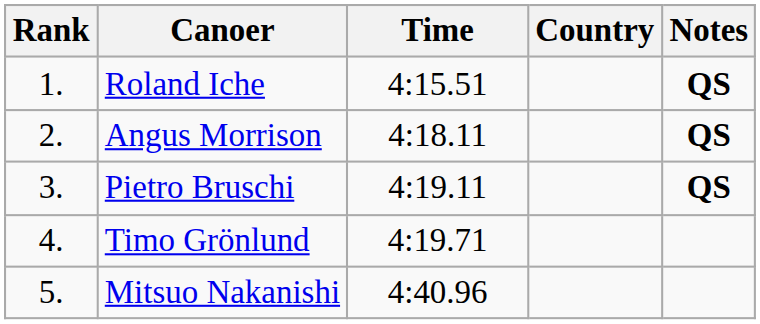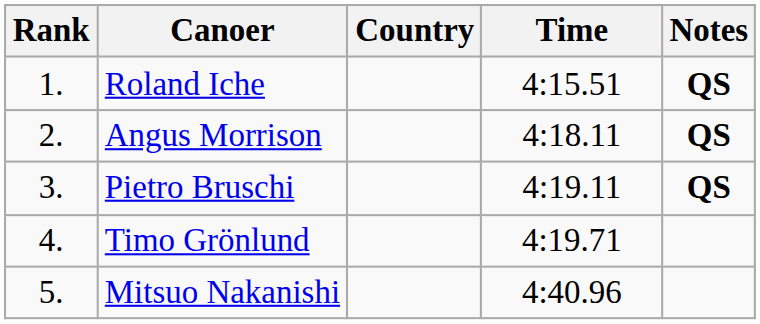columns swapped: (595, 30) <-> (438, 30)
